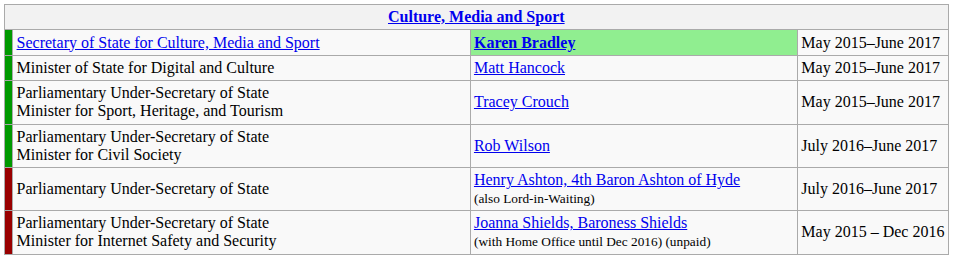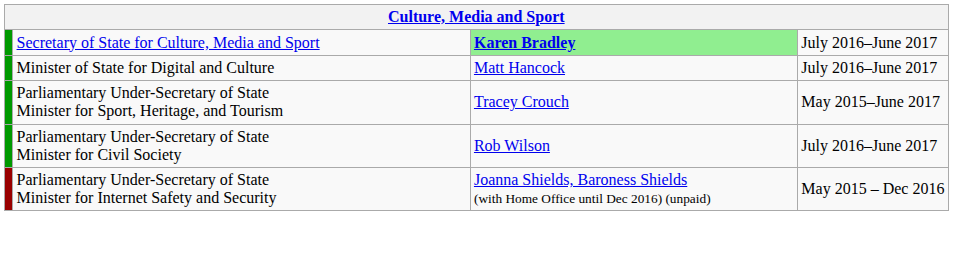(871, 42) May 2015–June 2017 -> (869, 42) July 2016–June 2017
(871, 67) May 2015–June 2017 -> (869, 67) July 2016–June 2017
- row: (143, 189)
